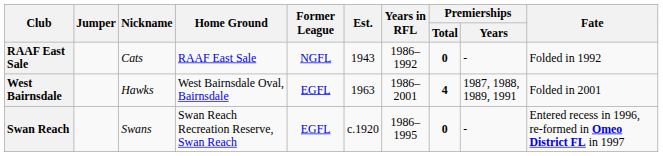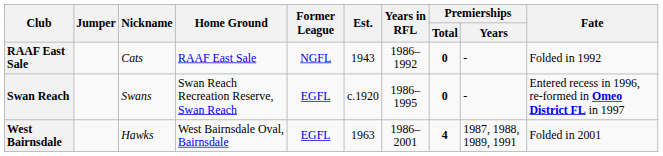rows swapped: (38, 128) <-> (34, 90)
